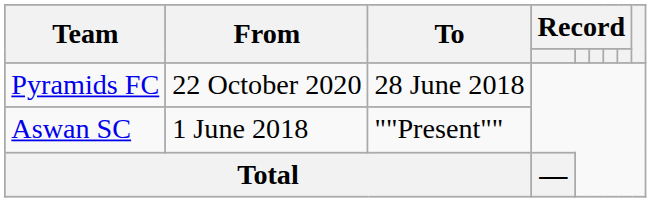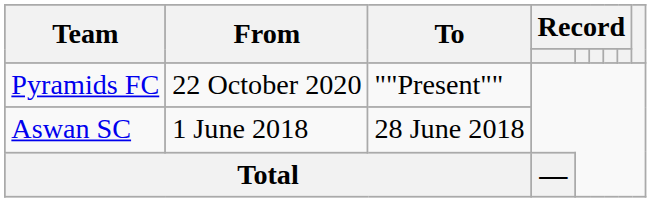(450, 84) 28 June 2018 -> (439, 84) ""Present""
(439, 129) ""Present"" -> (450, 129) 28 June 2018
